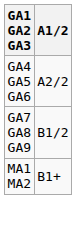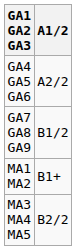+ row: (19, 220)
